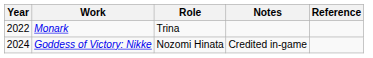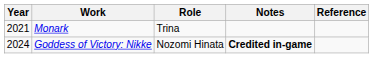(18, 28) 2022 -> (18, 28) 2021
(268, 45) normal -> (270, 45) bold
